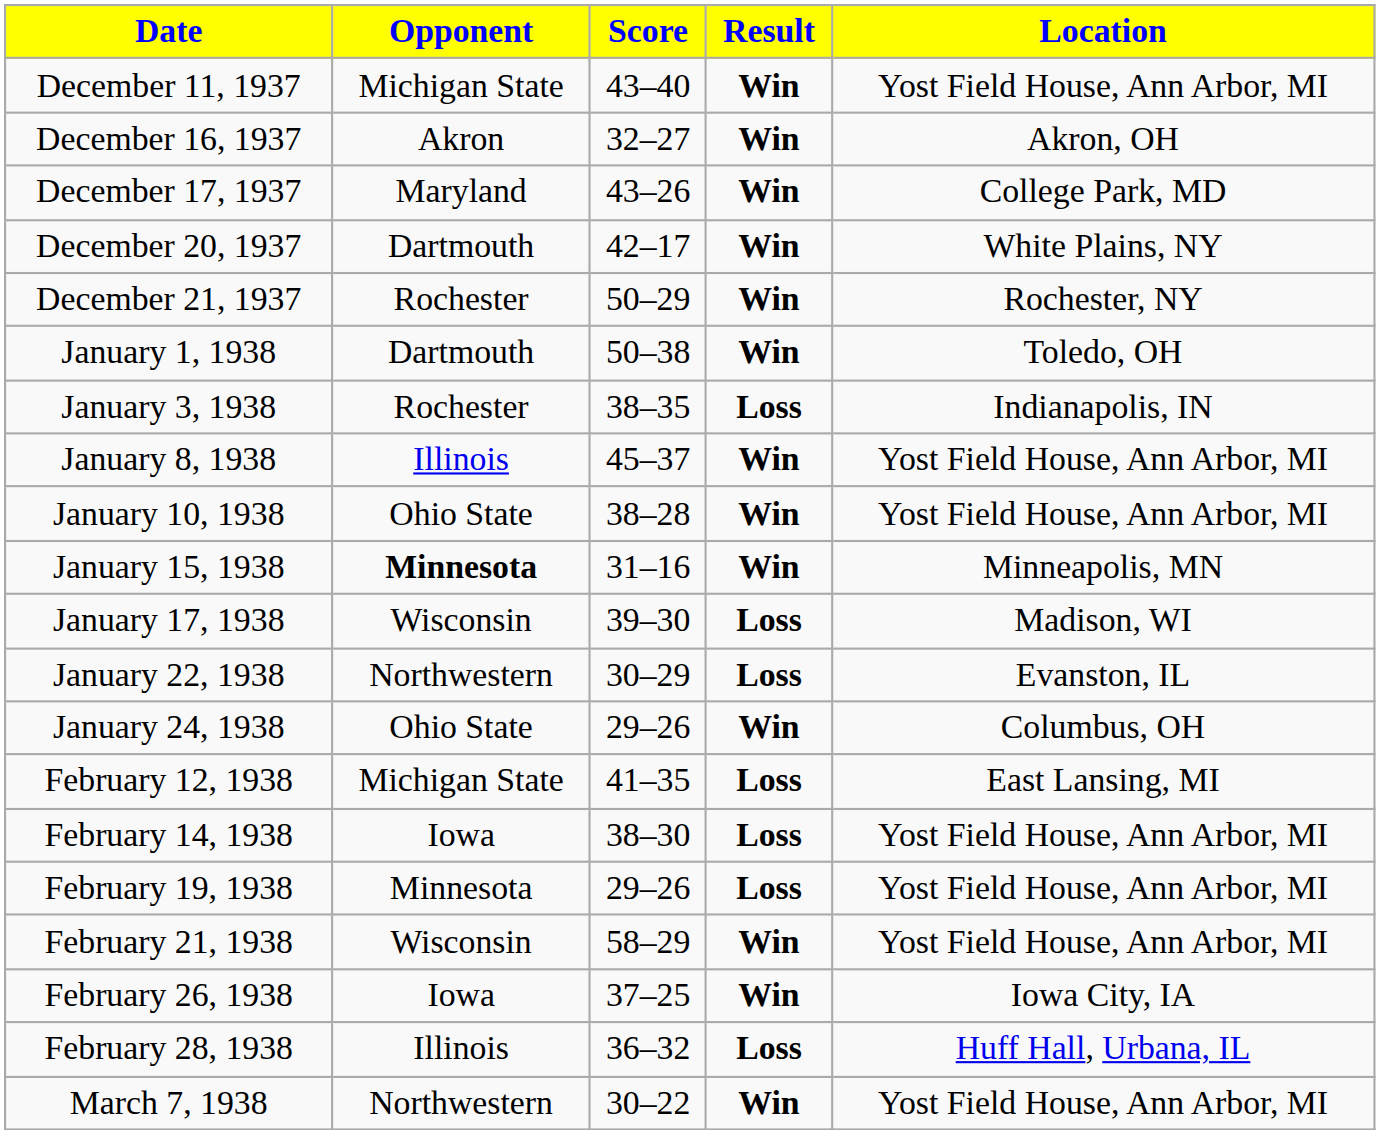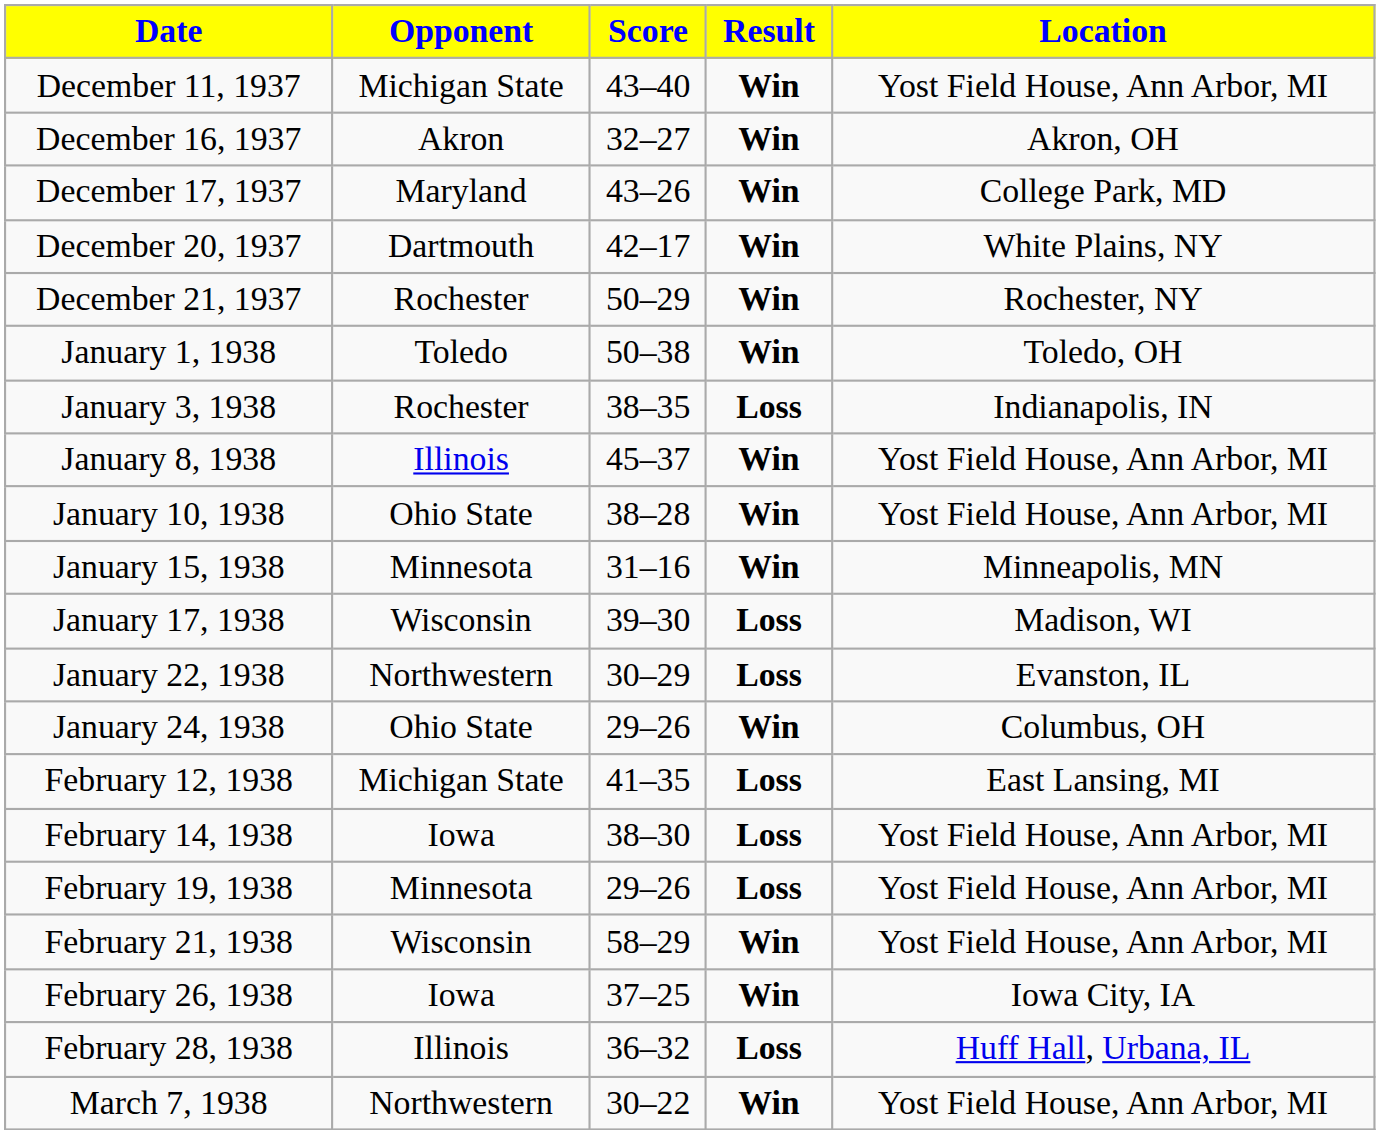(461, 352) Dartmouth -> (461, 352) Toledo
(461, 566) bold -> (461, 566) normal
